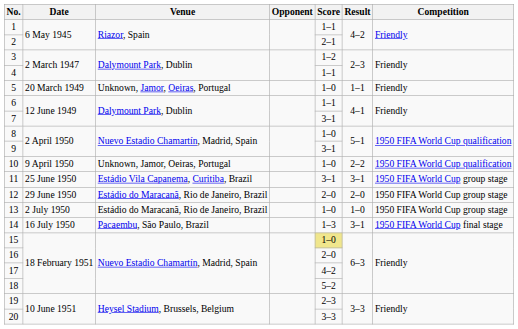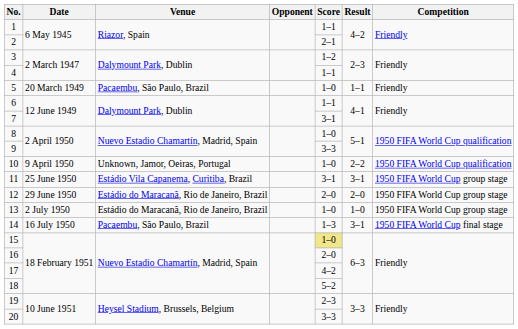(164, 88) Unknown, Jamor, Oeiras, Portugal -> (153, 88) Pacaembu, São Paulo, Brazil
(329, 149) 3–1 -> (329, 149) 3–3
